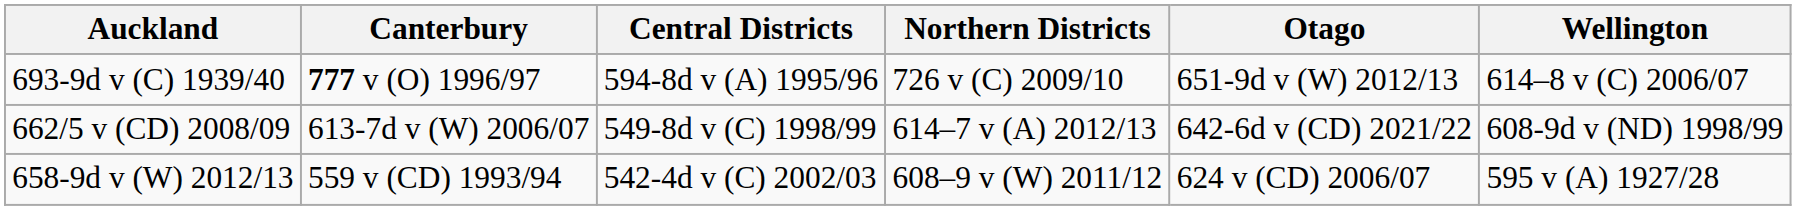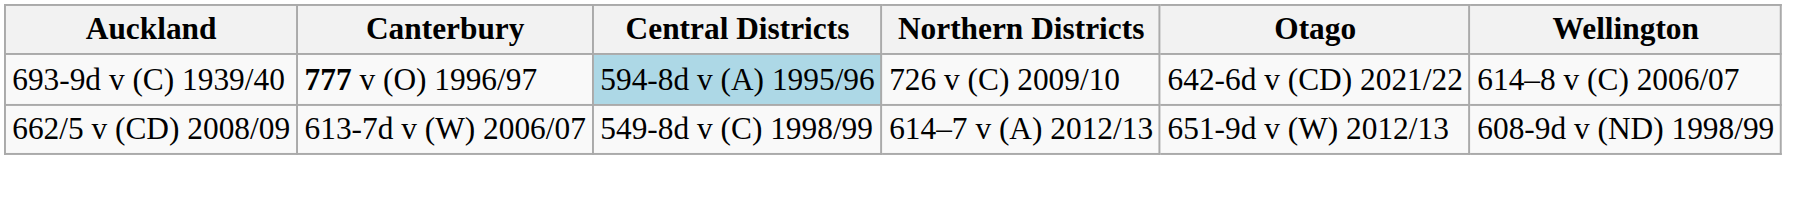(741, 79) no background -> (738, 79) lightblue background
(1317, 79) 651-9d v (W) 2012/13 -> (1315, 79) 642-6d v (CD) 2021/22
(1324, 128) 642-6d v (CD) 2021/22 -> (1308, 128) 651-9d v (W) 2012/13
- row: (153, 178)
